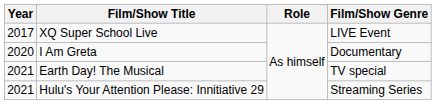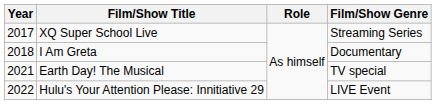(360, 33) LIVE Event -> (376, 33) Streaming Series
(20, 52) 2020 -> (20, 52) 2018
(20, 90) 2021 -> (20, 90) 2022
(376, 90) Streaming Series -> (360, 90) LIVE Event
